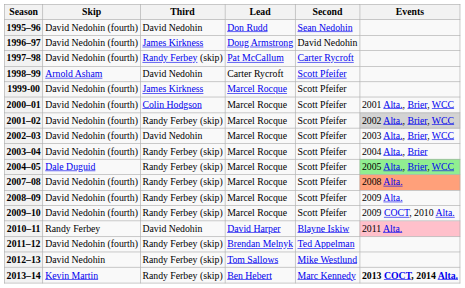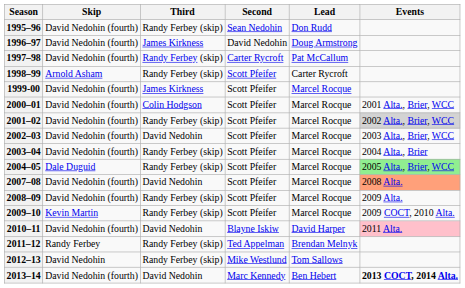columns swapped: (327, 12) <-> (260, 12)
(172, 27) David Nedohin -> (183, 27) Randy Ferbey (skip)
(172, 74) David Nedohin -> (183, 74) Randy Ferbey (skip)
(183, 182) Randy Ferbey (skip) -> (172, 182) David Nedohin
(92, 213) David Nedohin (fourth) -> (72, 213) Kevin Martin
(73, 228) Randy Ferbey -> (92, 228) David Nedohin (fourth)
(92, 244) David Nedohin (fourth) -> (73, 244) Randy Ferbey
(72, 275) Kevin Martin -> (92, 275) David Nedohin (fourth)
(183, 275) Randy Ferbey (skip) -> (172, 275) David Nedohin
